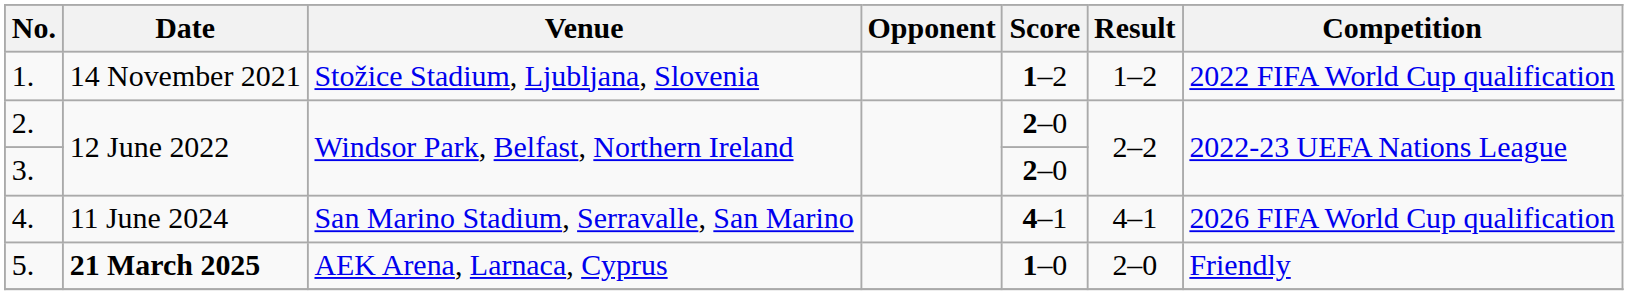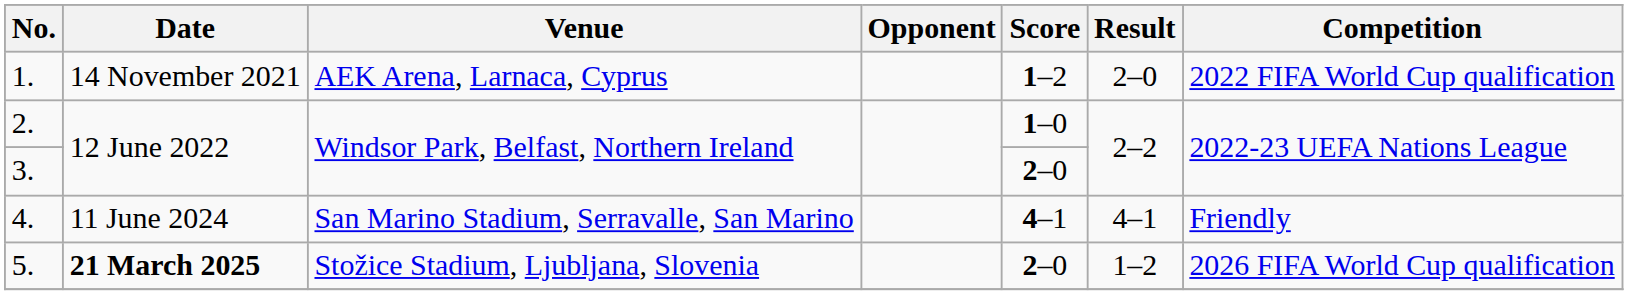(537, 75) Stožice Stadium, Ljubljana, Slovenia -> (491, 75) AEK Arena, Larnaca, Cyprus
(1135, 75) 1–2 -> (1135, 75) 2–0
(1045, 123) 2–0 -> (1045, 123) 1–0
(1402, 218) 2026 FIFA World Cup qualification -> (1240, 218) Friendly
(491, 265) AEK Arena, Larnaca, Cyprus -> (537, 265) Stožice Stadium, Ljubljana, Slovenia
(1045, 265) 1–0 -> (1045, 265) 2–0
(1135, 265) 2–0 -> (1135, 265) 1–2
(1240, 265) Friendly -> (1402, 265) 2026 FIFA World Cup qualification
